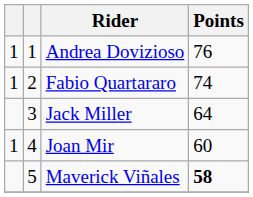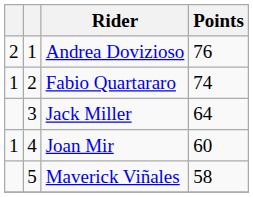(14, 51) 1 -> (14, 51) 2
(203, 176) bold -> (203, 176) normal
